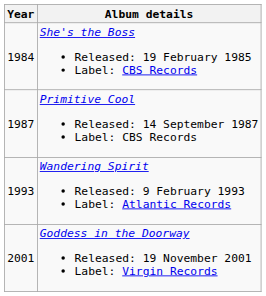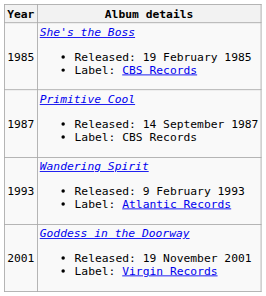(21, 56) 1984 -> (21, 56) 1985
